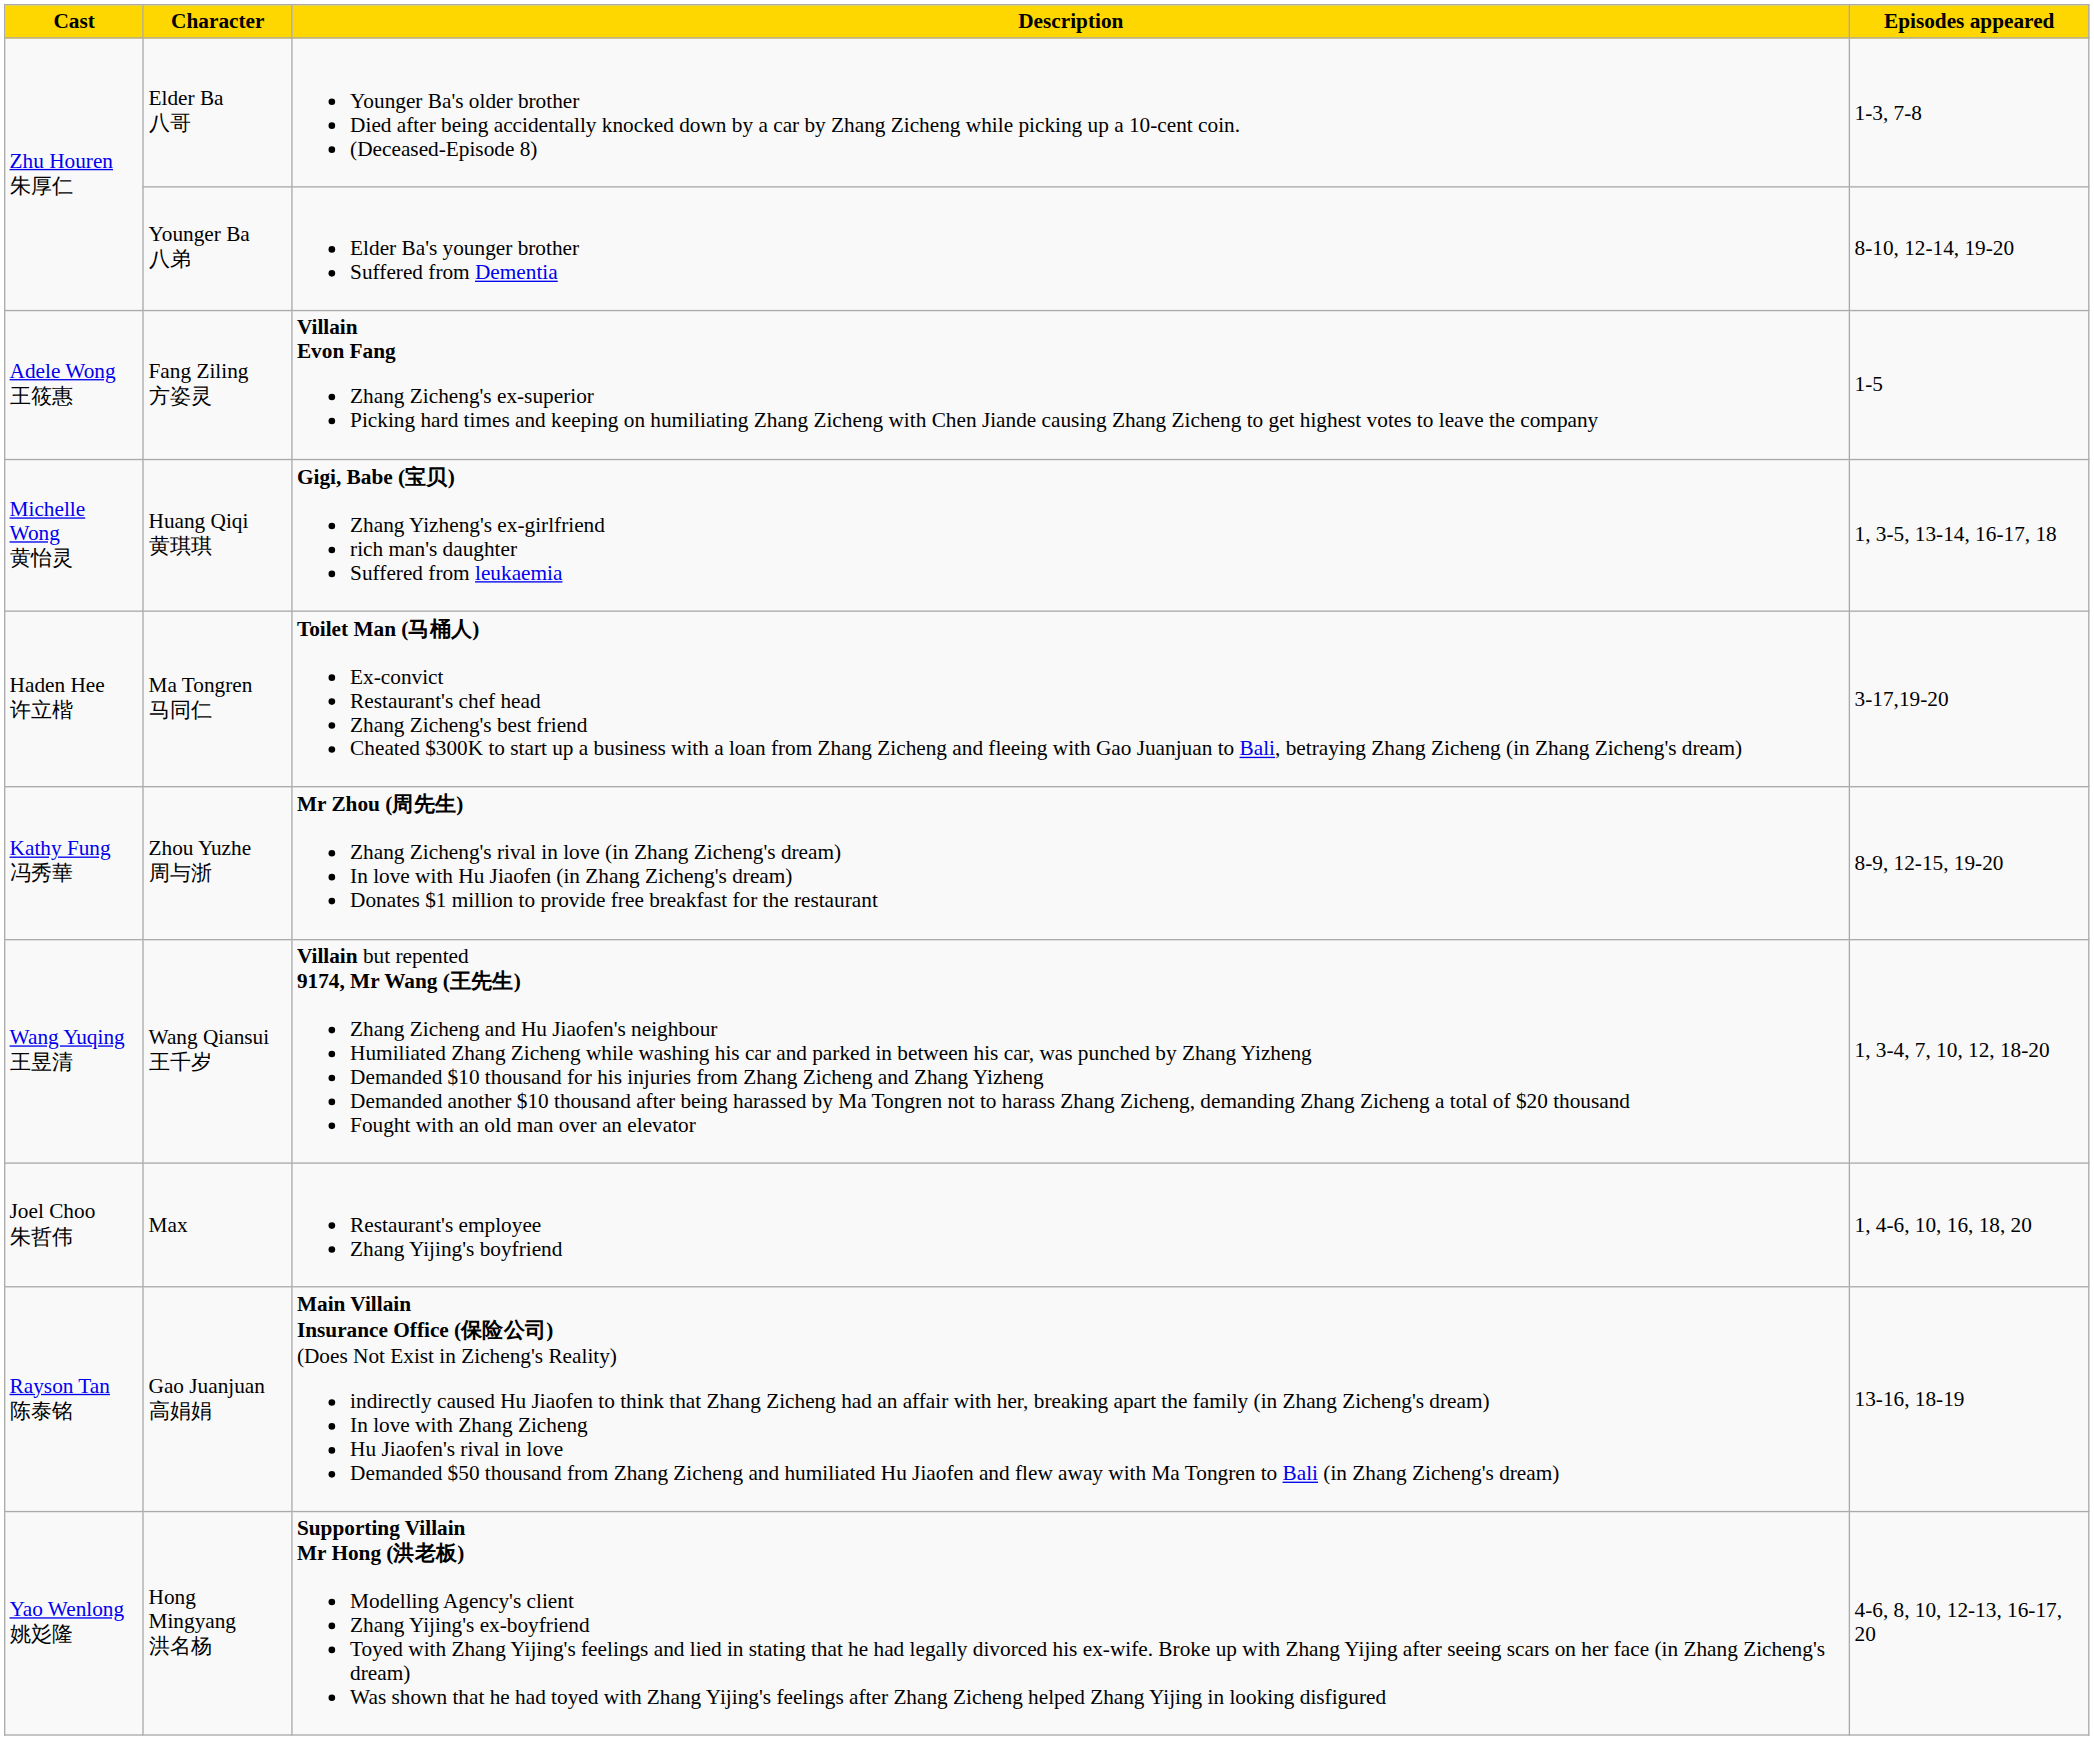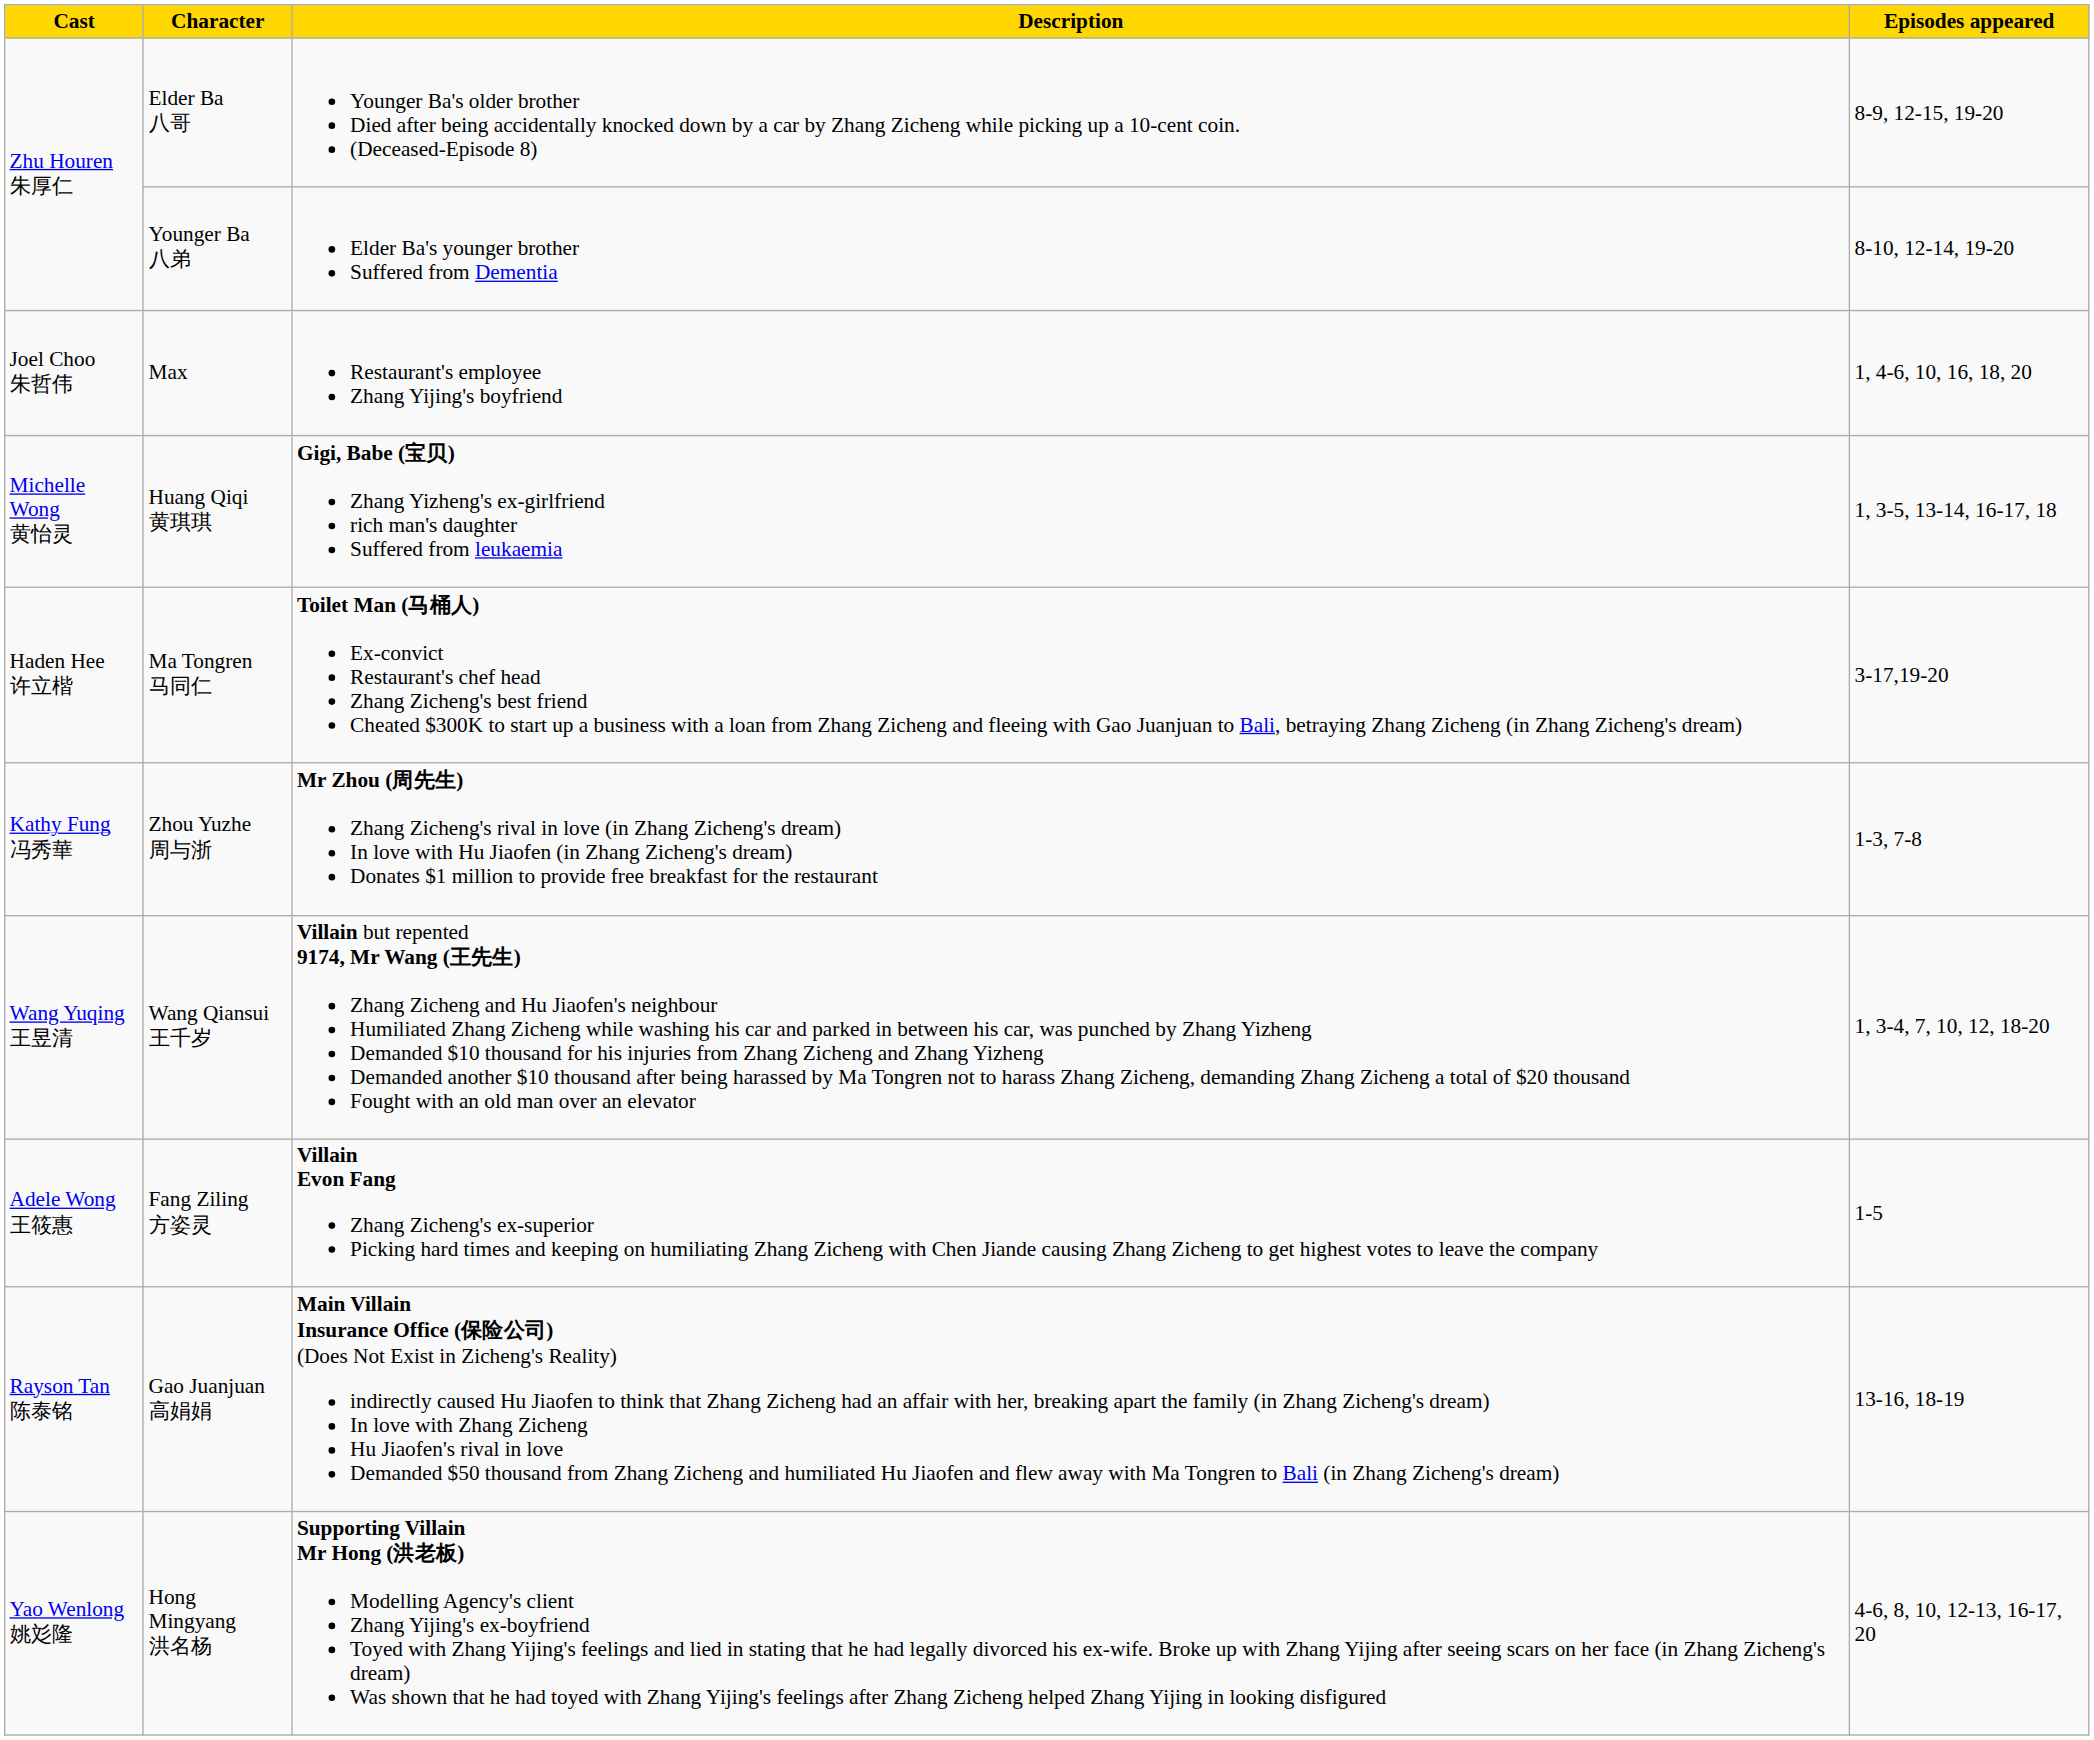(1888, 112) 1-3, 7-8 -> (1929, 112) 8-9, 12-15, 19-20
rows swapped: (168, 1225) <-> (198, 383)
(1929, 862) 8-9, 12-15, 19-20 -> (1888, 838) 1-3, 7-8
